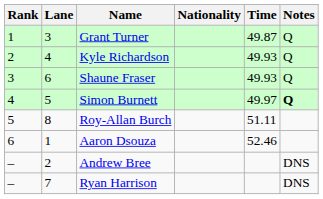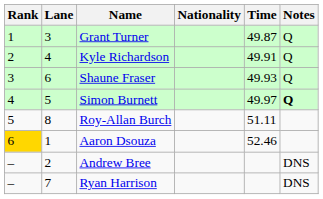(262, 57) 49.93 -> (262, 57) 49.91
(11, 141) no background -> (11, 141) gold background
